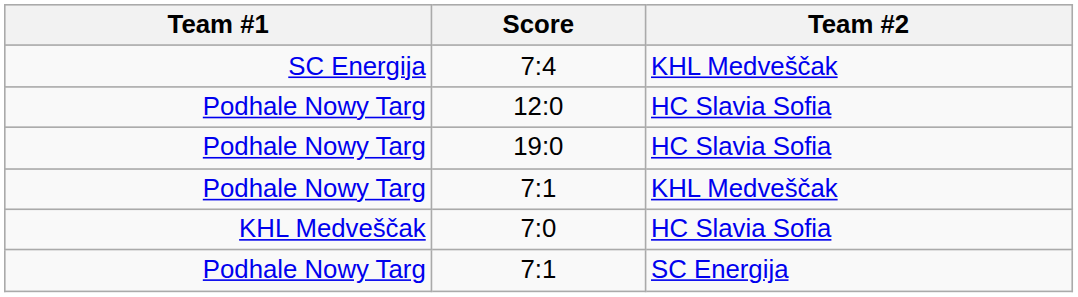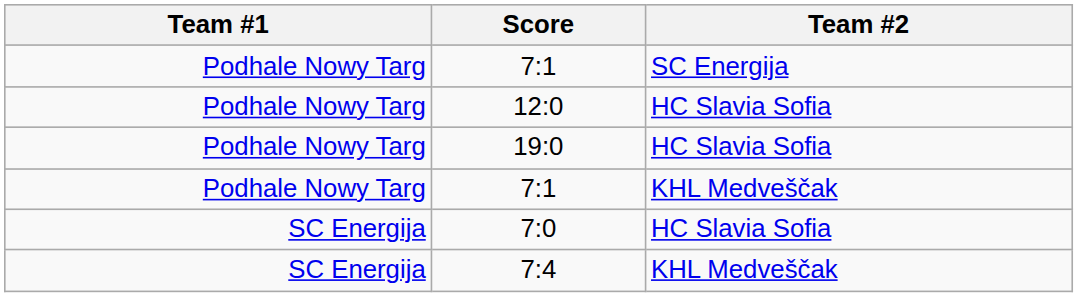rows swapped: (538, 65) <-> (538, 270)
(332, 229) KHL Medveščak -> (357, 229) SC Energija
